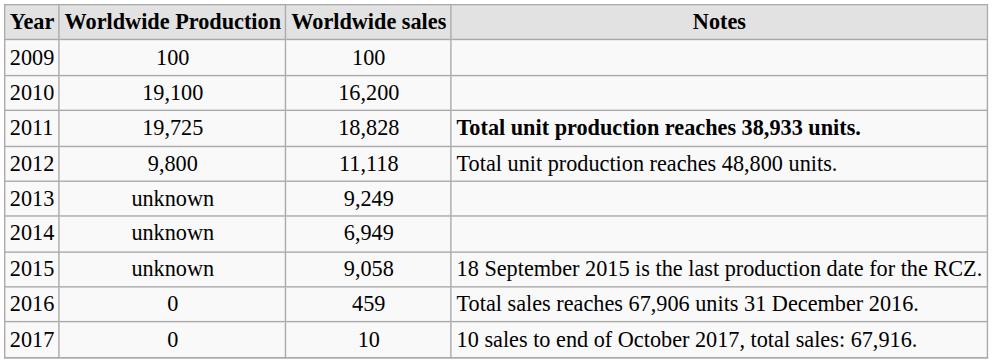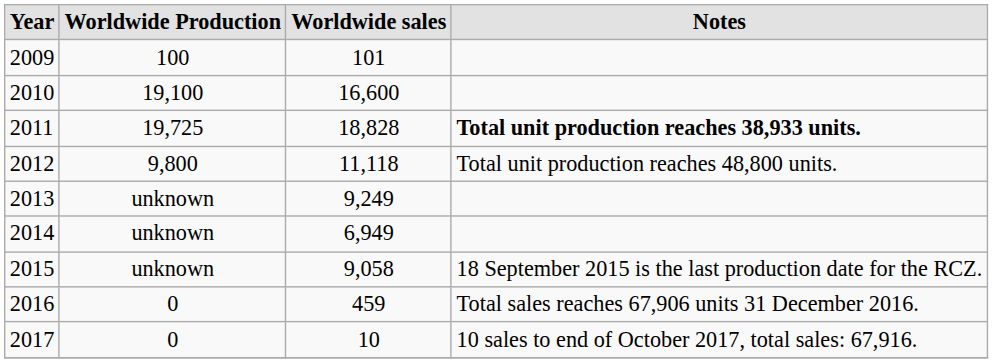(369, 57) 100 -> (369, 57) 101
(369, 92) 16,200 -> (369, 92) 16,600
